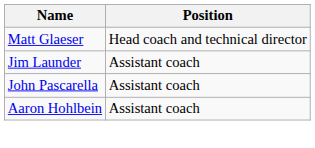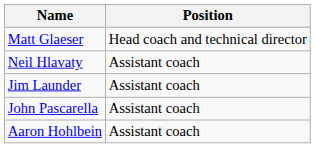+ row: (45, 62)
